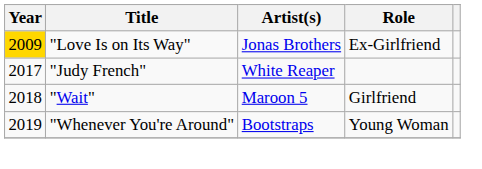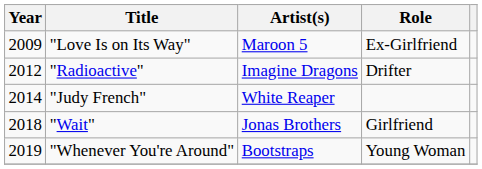(25, 44) gold background -> (25, 44) no background
(291, 44) Jonas Brothers -> (275, 44) Maroon 5
+ row: (97, 71)
(25, 71) 2017 -> (25, 97) 2014
(275, 97) Maroon 5 -> (291, 124) Jonas Brothers
